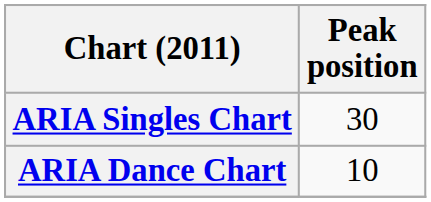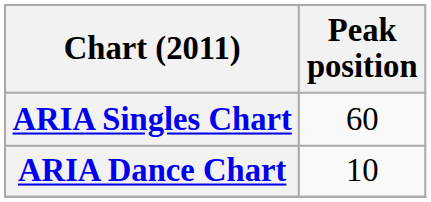(362, 118) 30 -> (362, 118) 60
